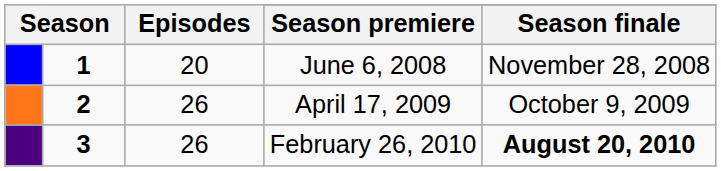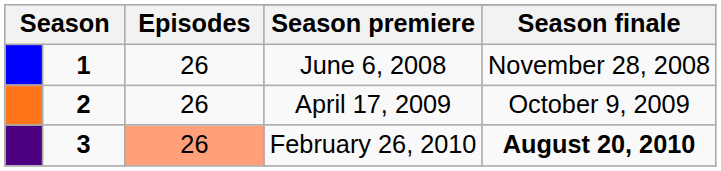(194, 64) 20 -> (194, 64) 26
(194, 144) no background -> (194, 144) lightsalmon background
